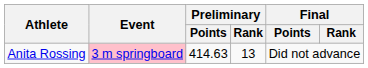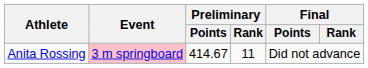(208, 54) 414.63 -> (208, 54) 414.67
(248, 54) 13 -> (248, 54) 11
